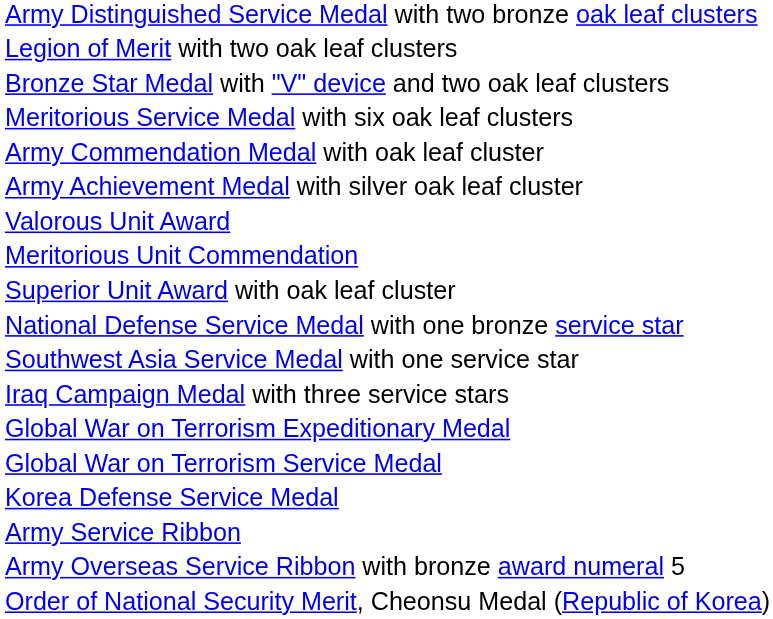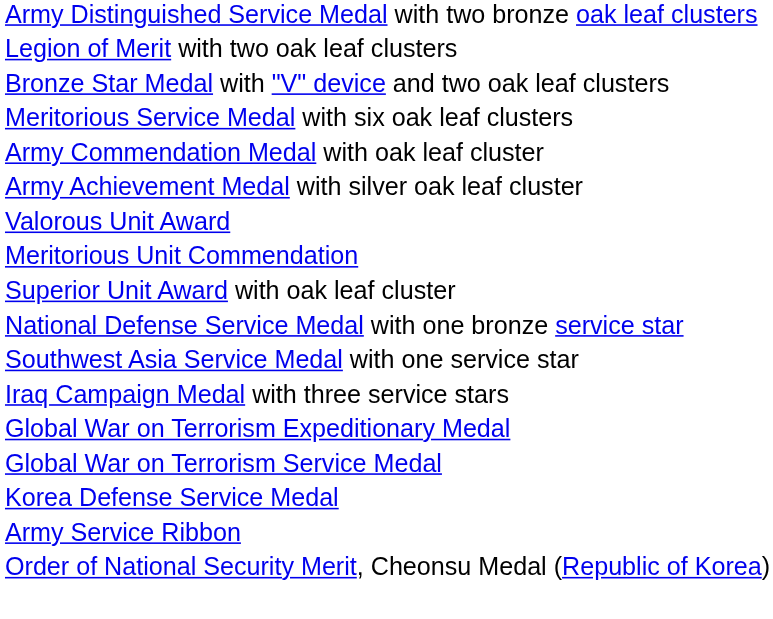- row: (345, 567)
